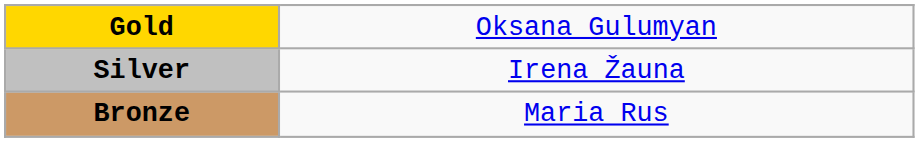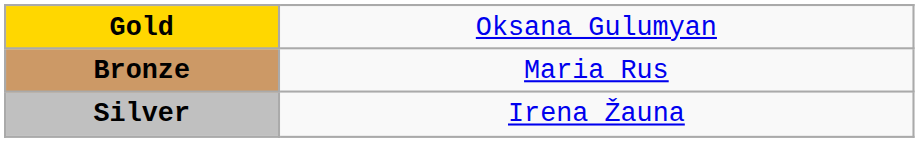rows swapped: (142, 70) <-> (142, 114)
